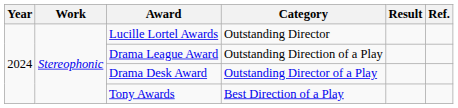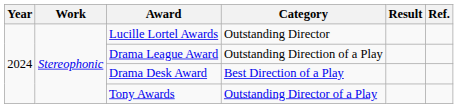(301, 73) Outstanding Director of a Play -> (284, 73) Best Direction of a Play
(284, 93) Best Direction of a Play -> (301, 93) Outstanding Director of a Play
